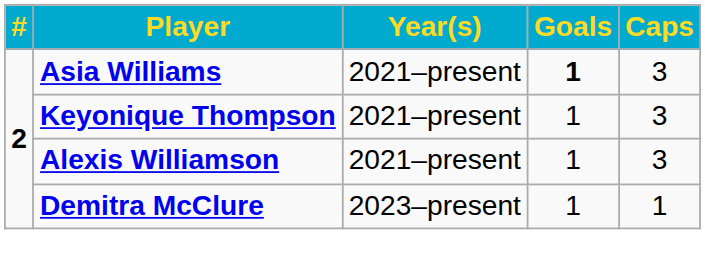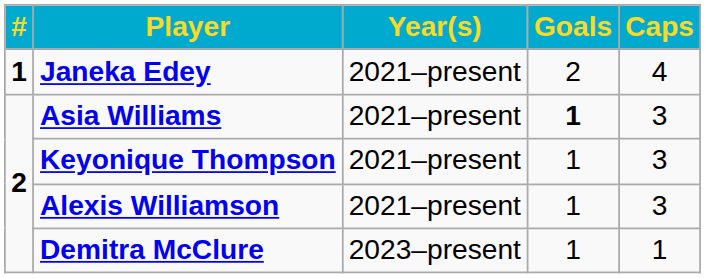+ row: (125, 71)
